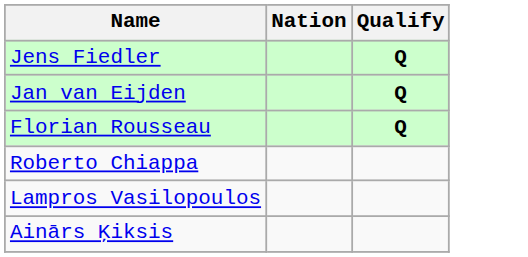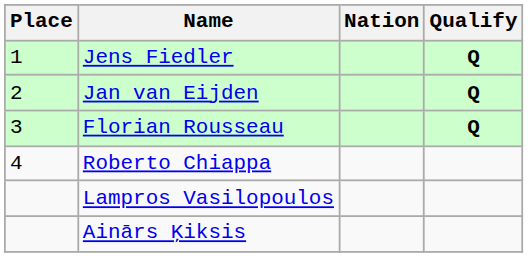+ column: (41, 22)
